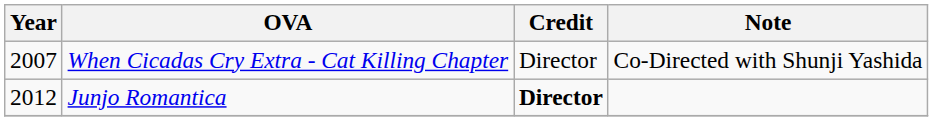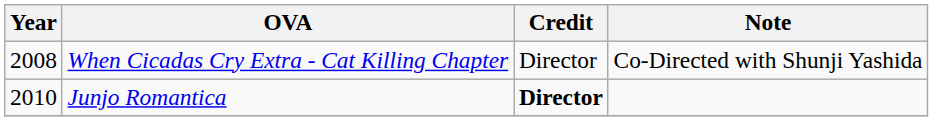(33, 60) 2007 -> (33, 60) 2008
(33, 97) 2012 -> (33, 97) 2010
